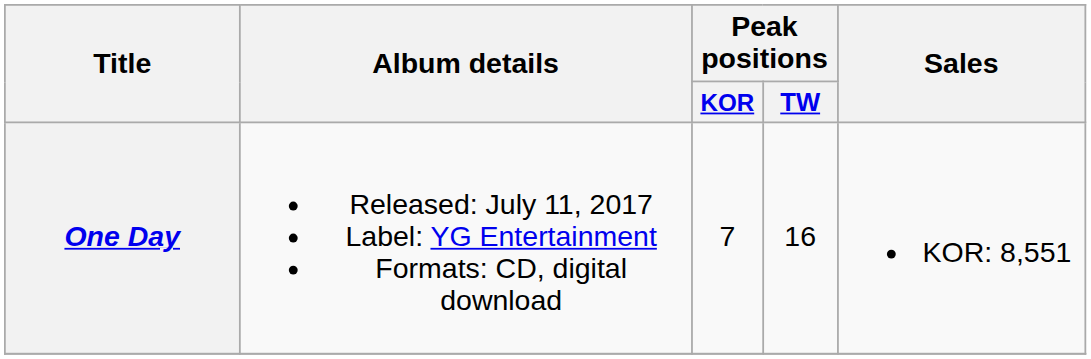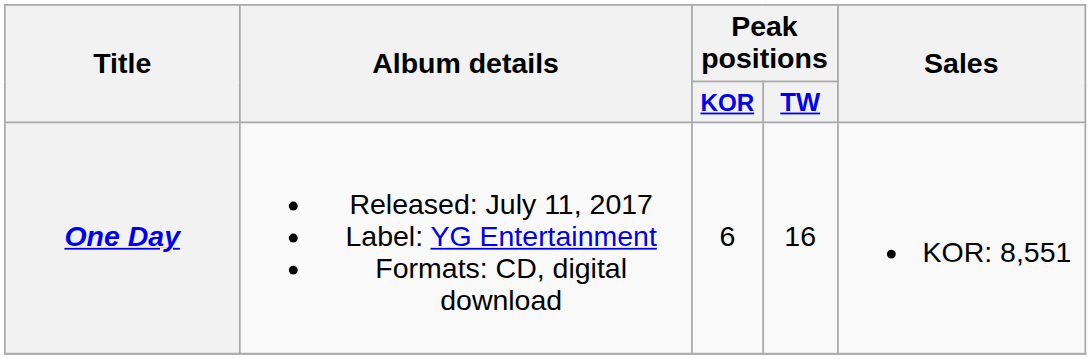(727, 237) 7 -> (727, 237) 6
